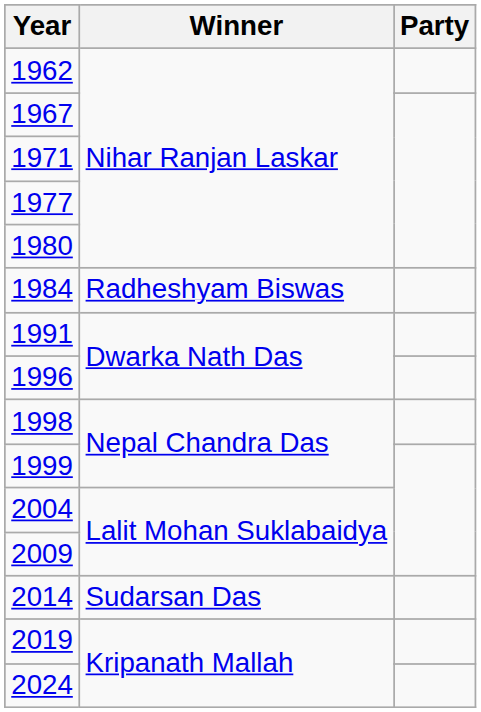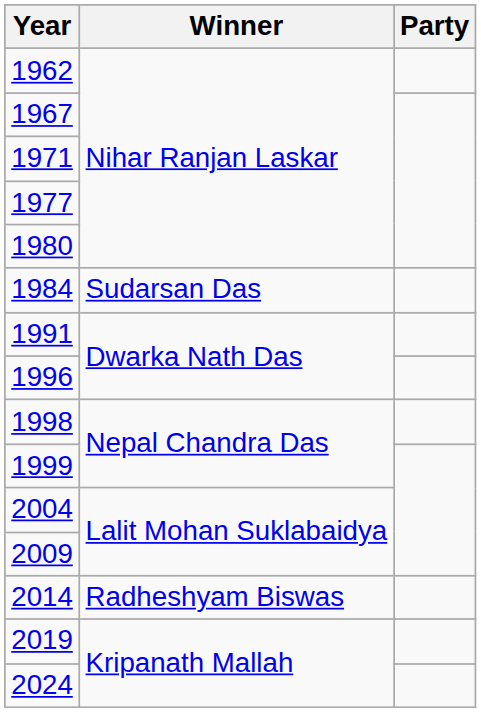(215, 289) Radheshyam Biswas -> (173, 289) Sudarsan Das
(173, 597) Sudarsan Das -> (215, 597) Radheshyam Biswas
